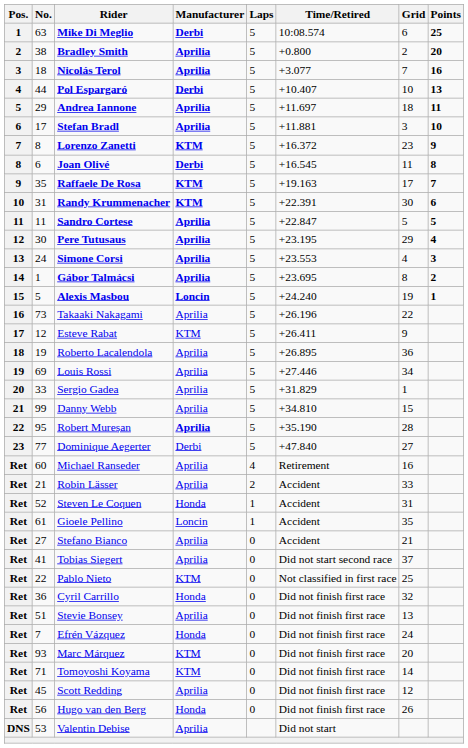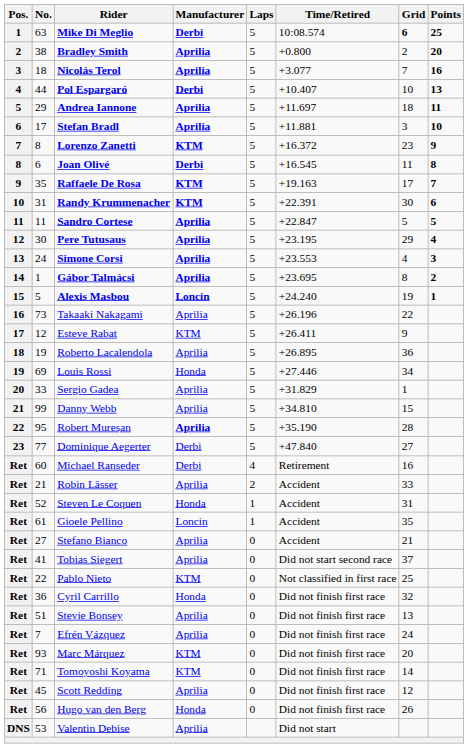(405, 32) normal -> (405, 32) bold
(192, 371) Aprilia -> (191, 371) Honda
(192, 465) Aprilia -> (188, 465) Derbi
(191, 634) Honda -> (192, 634) Aprilia
